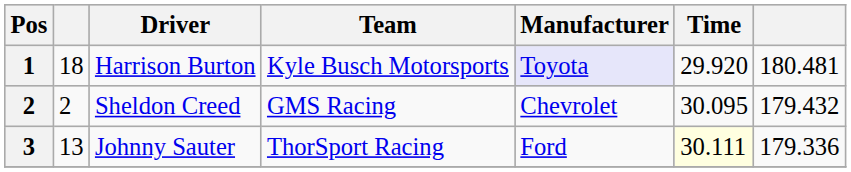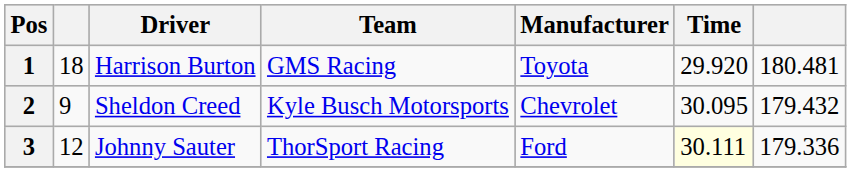(388, 65) Kyle Busch Motorsports -> (332, 65) GMS Racing
(554, 65) lavender background -> (554, 65) no background
(65, 106) 2 -> (65, 106) 9
(332, 106) GMS Racing -> (388, 106) Kyle Busch Motorsports
(71, 146) 13 -> (71, 146) 12
